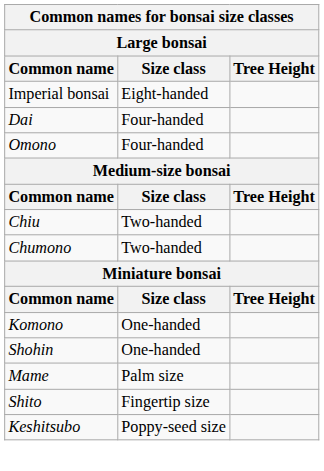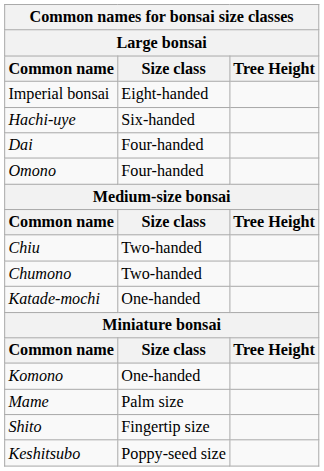+ row: (42, 119)
+ row: (54, 299)
- row: (31, 350)
